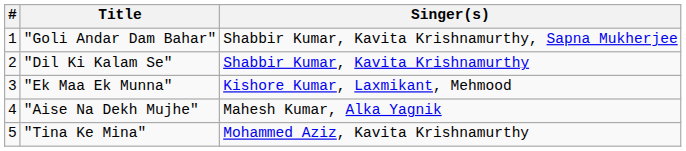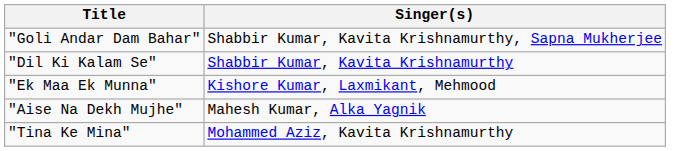- column: (12, 17)
